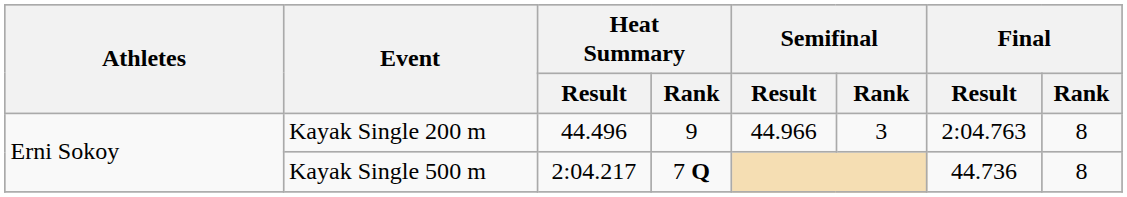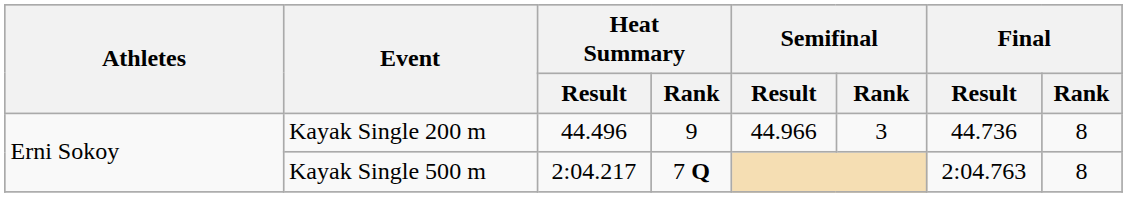(984, 132) 2:04.763 -> (984, 132) 44.736
(984, 172) 44.736 -> (984, 172) 2:04.763
